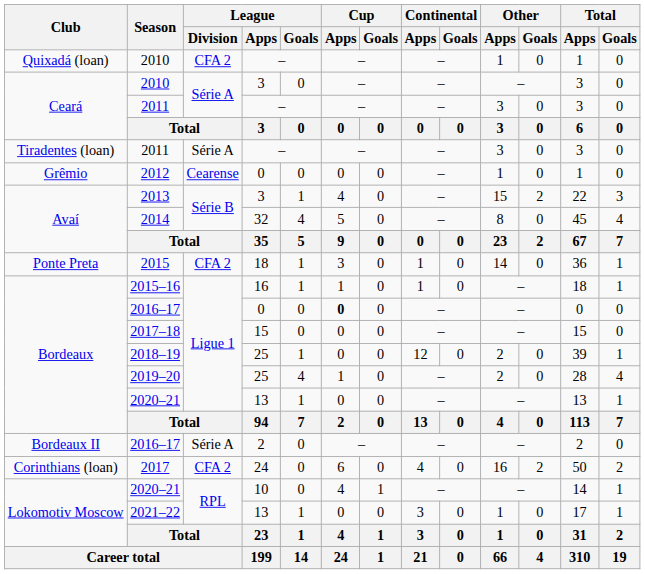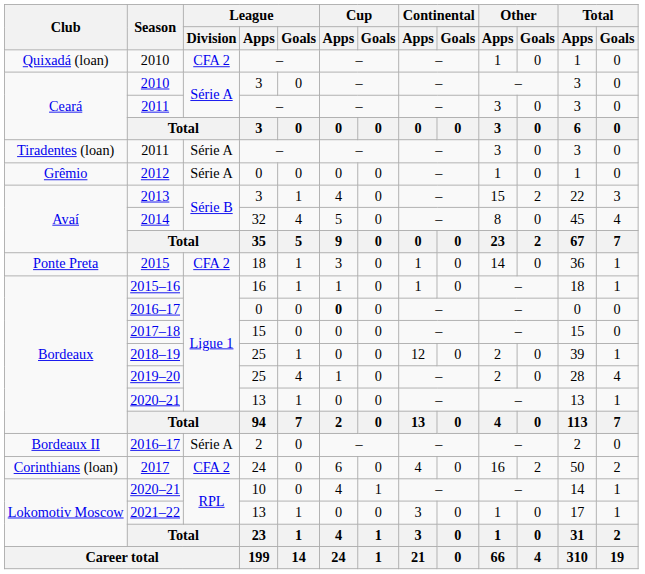(213, 173) Cearense -> (212, 173) Série A
